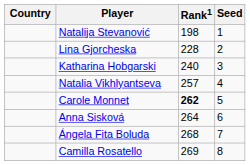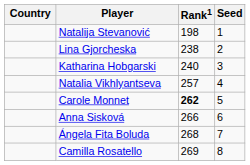(190, 49) 228 -> (190, 49) 238
(190, 117) 264 -> (190, 117) 266
